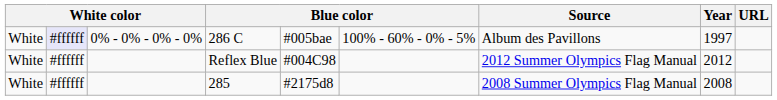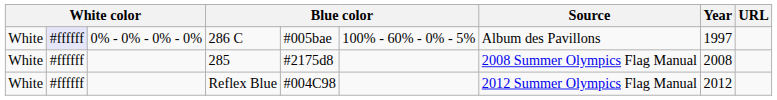rows swapped: (219, 83) <-> (243, 60)
